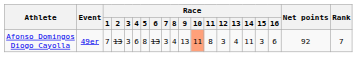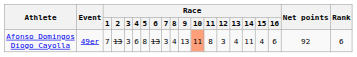(262, 41) 3 -> (262, 41) 4
(341, 41) 7 -> (341, 41) 6
